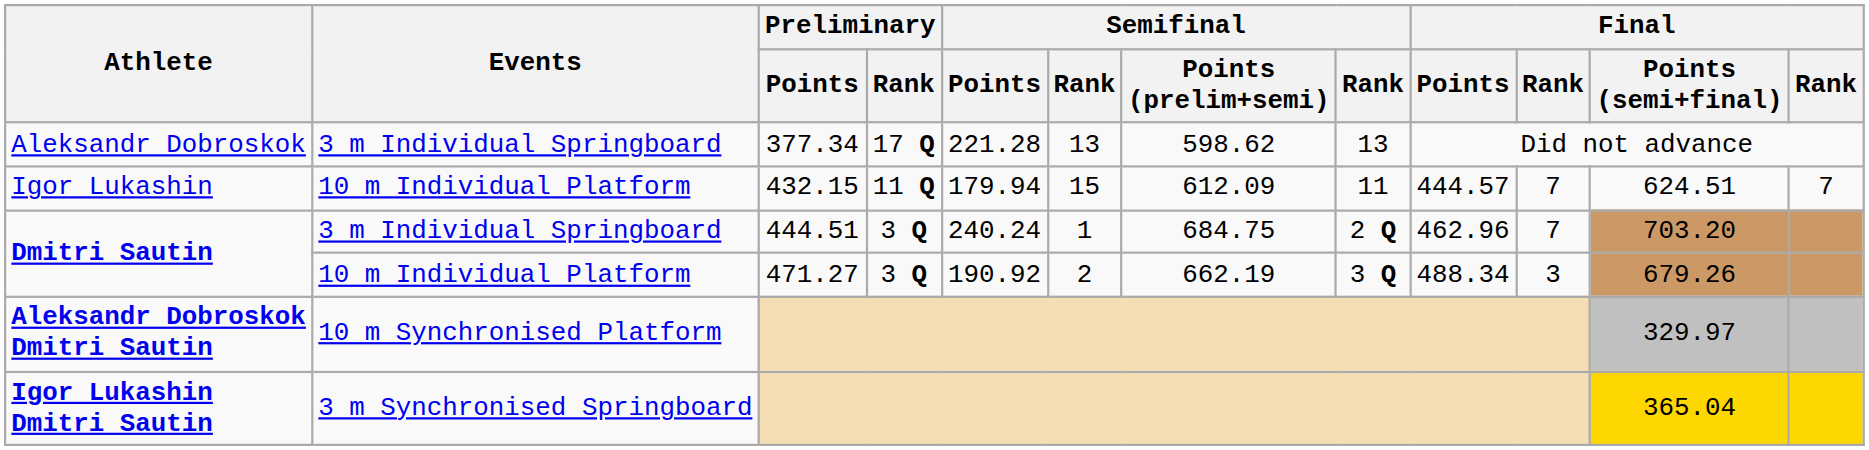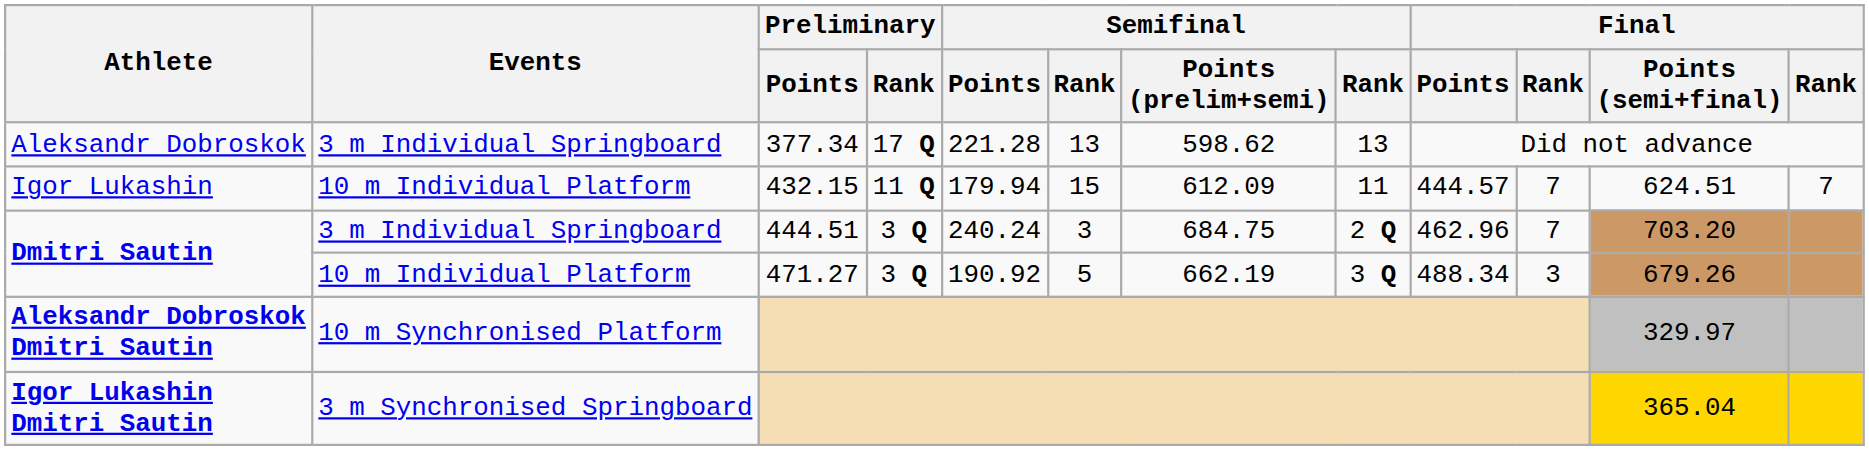(1084, 231) 1 -> (1084, 231) 3
(1084, 275) 2 -> (1084, 275) 5
